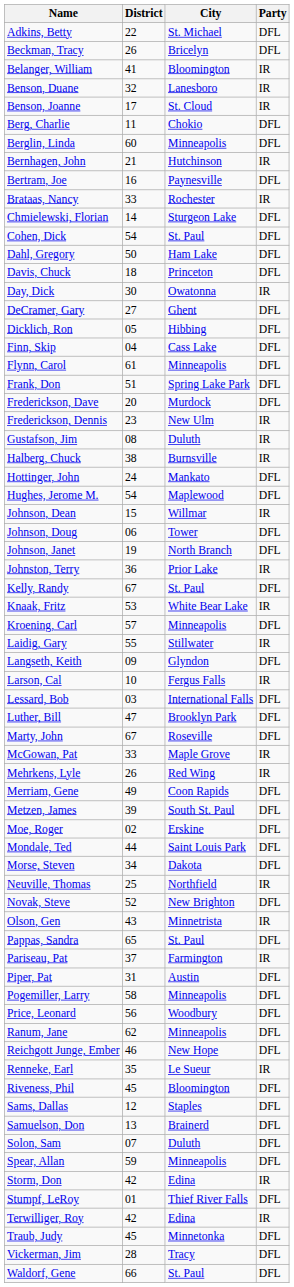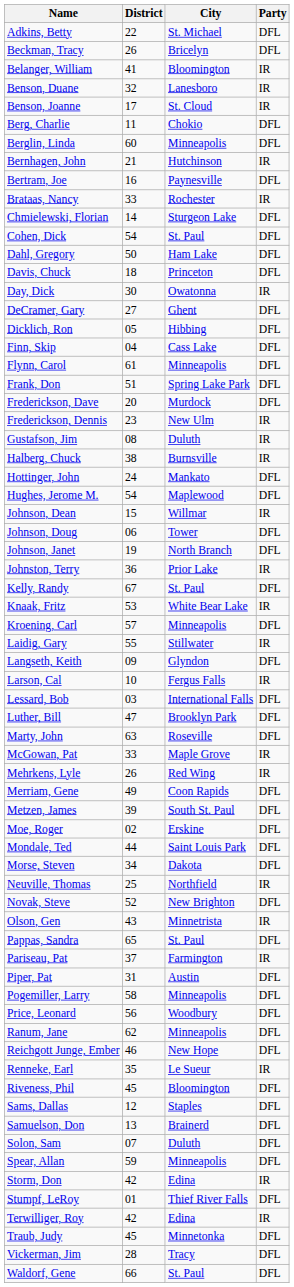(131, 736) 67 -> (131, 736) 63
